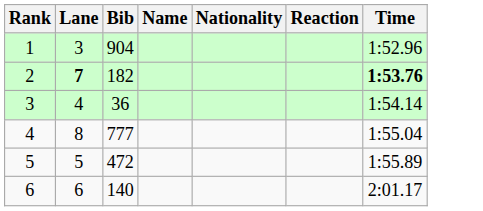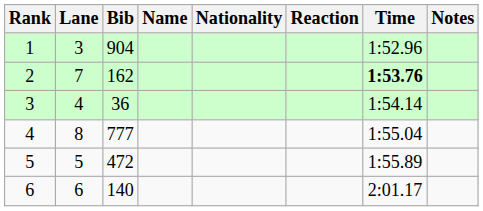+ column: (453, 18)
(79, 76) bold -> (79, 76) normal
(120, 76) 182 -> (120, 76) 162
